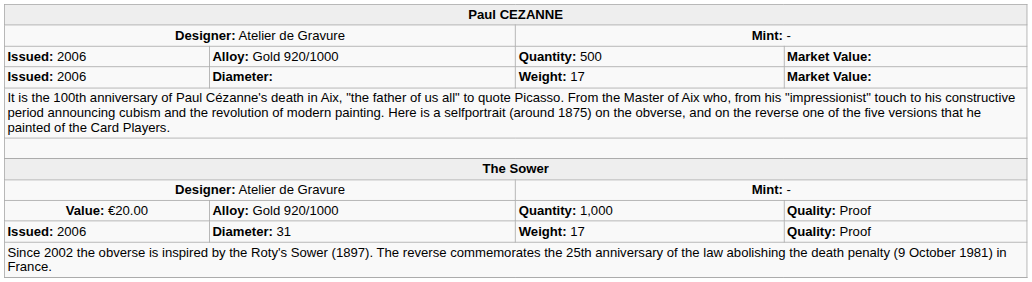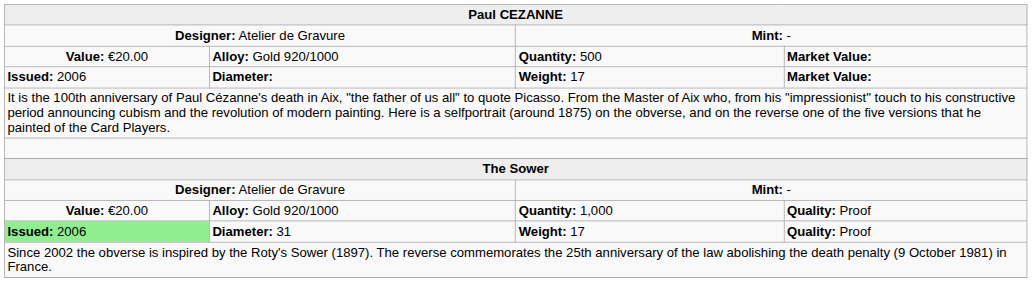(47, 56) Issued: 2006 -> (107, 56) Value: €20.00
(47, 231) no background -> (47, 231) lightgreen background
